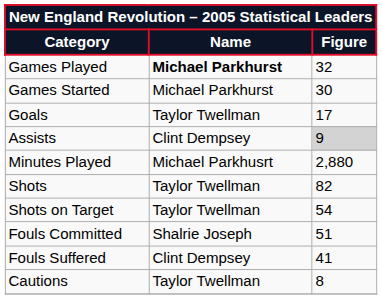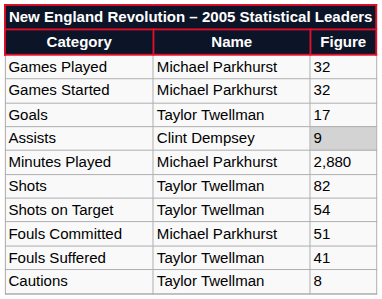(217, 66) bold -> (217, 66) normal
(324, 90) 30 -> (322, 90) 32
(213, 162) Michael Parkhusrt -> (217, 162) Michael Parkhurst
(202, 233) Shalrie Joseph -> (217, 233) Michael Parkhurst
(201, 257) Clint Dempsey -> (211, 257) Taylor Twellman
